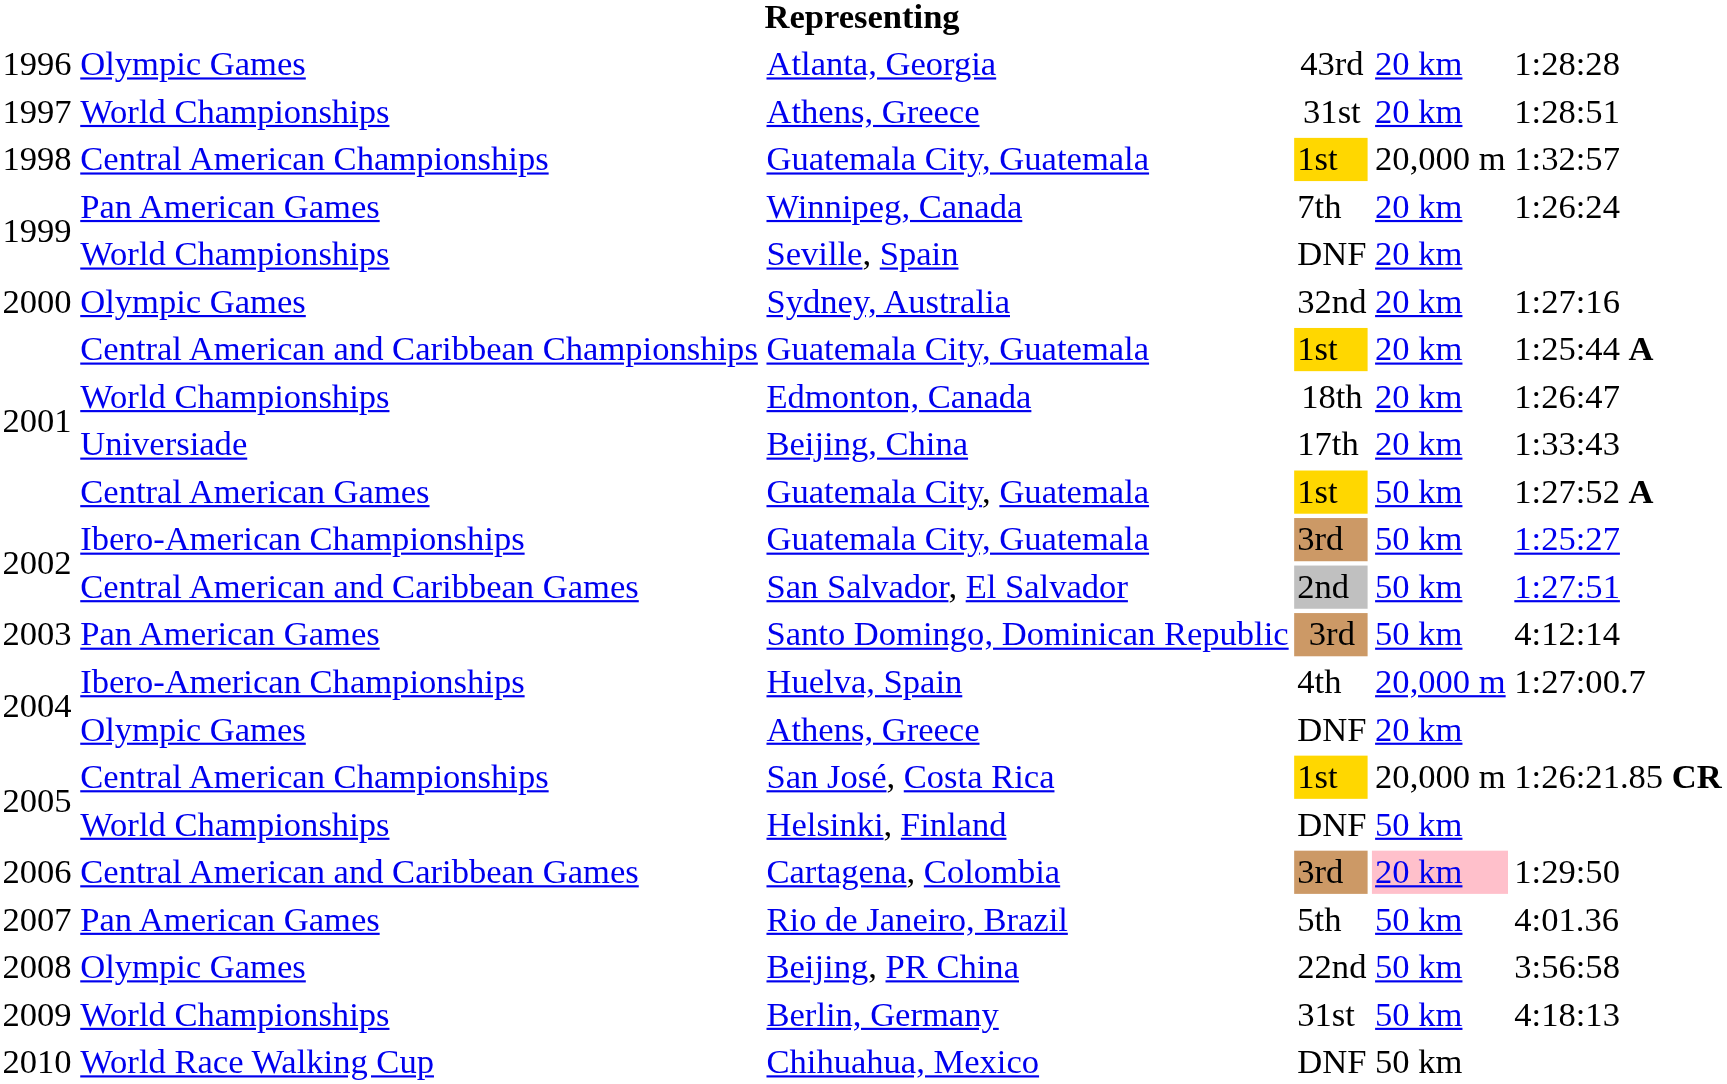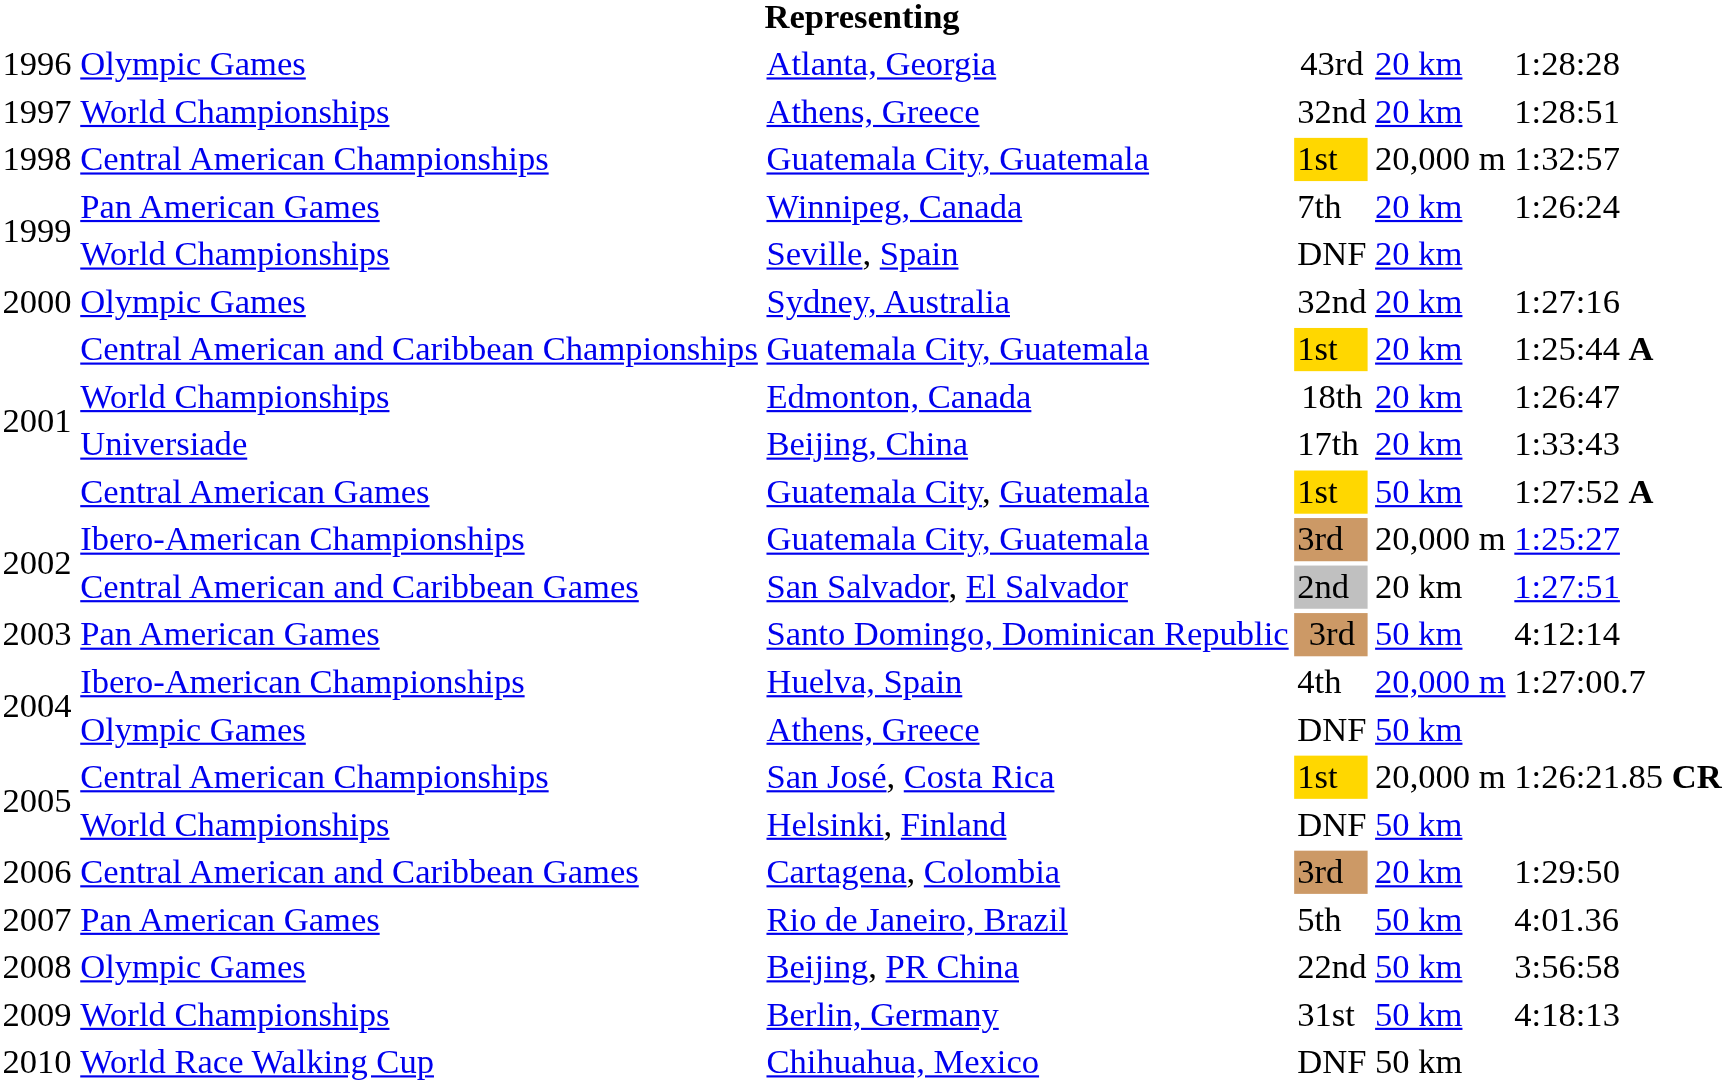(1332, 111) 31st -> (1332, 111) 32nd
(1419, 539) 50 km -> (1440, 539) 20,000 m
(1419, 586) 50 km -> (1419, 586) 20 km
(1419, 729) 20 km -> (1419, 729) 50 km
(1419, 871) pink background -> (1419, 871) no background
